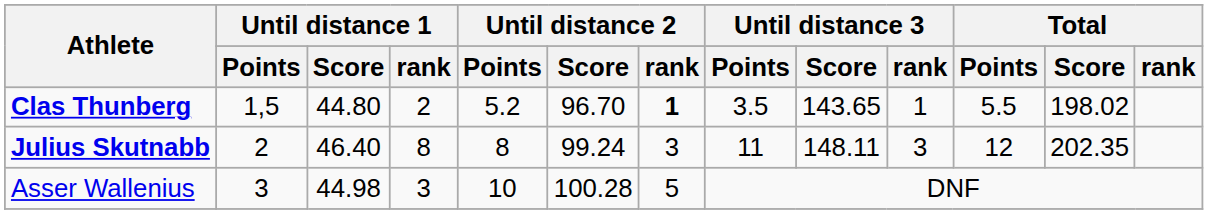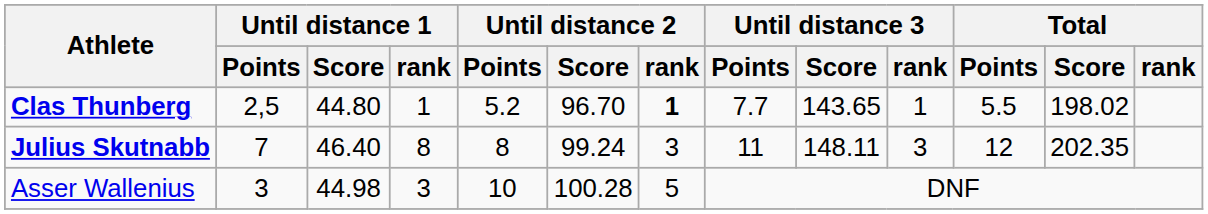(261, 107) 1,5 -> (261, 107) 2,5
(424, 107) 2 -> (424, 107) 1
(751, 107) 3.5 -> (751, 107) 7.7
(261, 148) 2 -> (261, 148) 7
